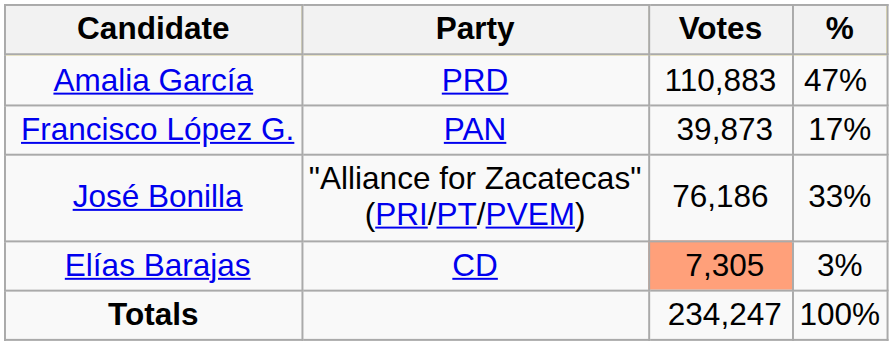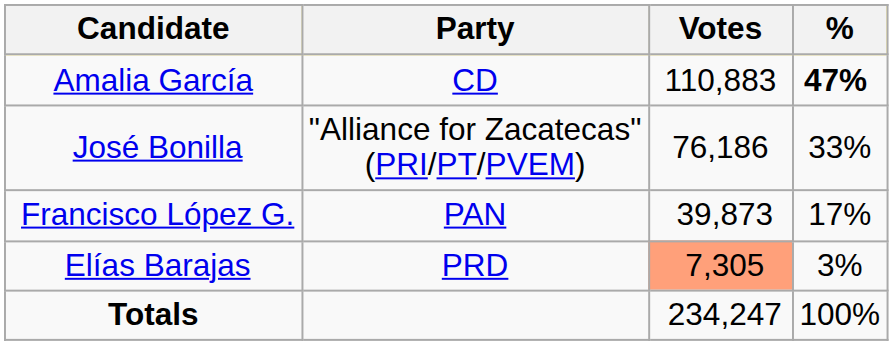(475, 79) PRD -> (475, 79) CD
(840, 79) normal -> (840, 79) bold
rows swapped: (153, 197) <-> (153, 129)
(475, 264) CD -> (475, 264) PRD
